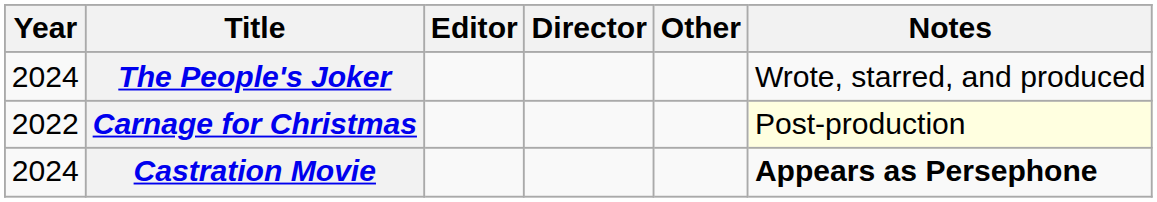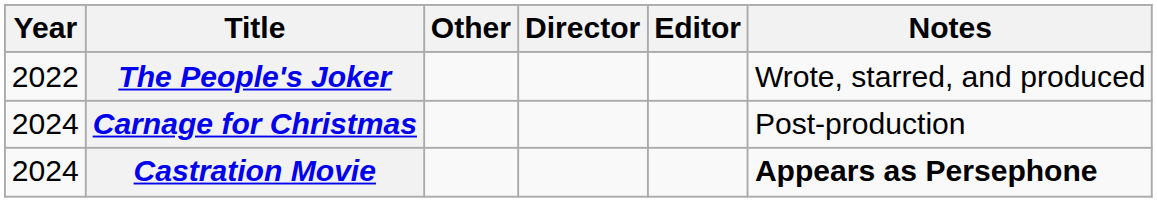columns swapped: (474, 28) <-> (701, 28)
(45, 76) 2024 -> (45, 76) 2022
(45, 123) 2022 -> (45, 123) 2024
(860, 123) lightyellow background -> (860, 123) no background
